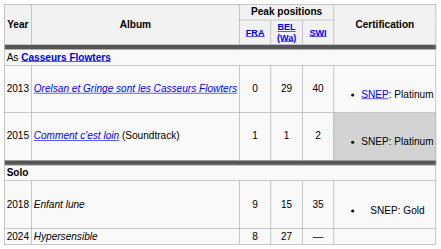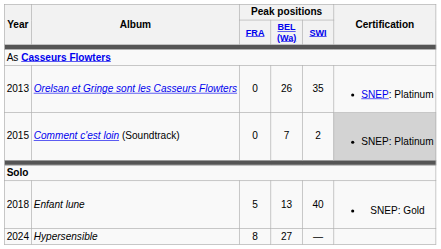(287, 89) 29 -> (287, 89) 26
(318, 89) 40 -> (318, 89) 35
(255, 136) 1 -> (255, 136) 0
(287, 136) 1 -> (287, 136) 7
(255, 204) 9 -> (255, 204) 5
(287, 204) 15 -> (287, 204) 13
(318, 204) 35 -> (318, 204) 40
